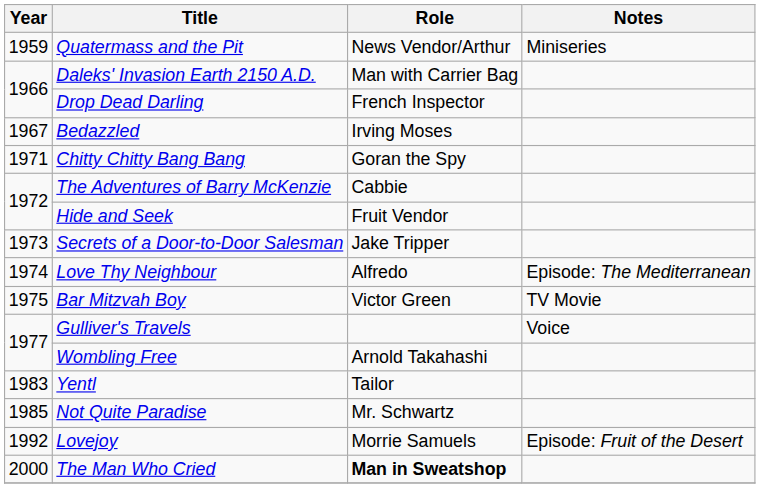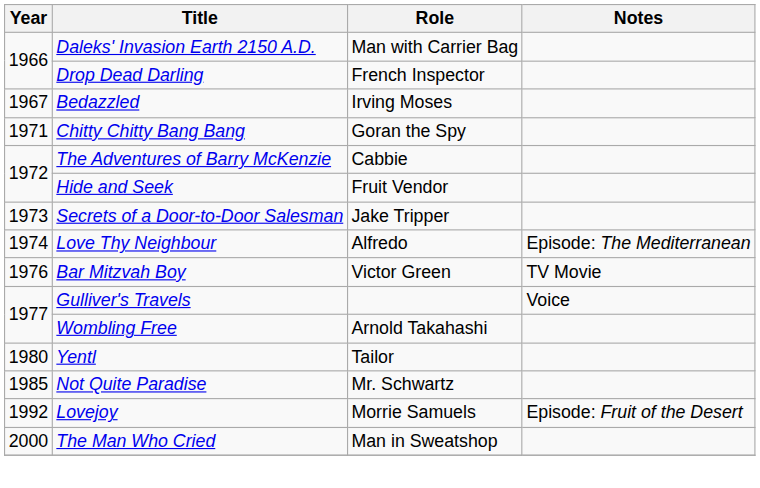- row: (150, 46)
(28, 300) 1975 -> (28, 272) 1976
(28, 384) 1983 -> (28, 356) 1980
(429, 469) bold -> (425, 441) normal
